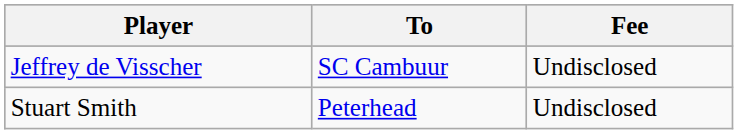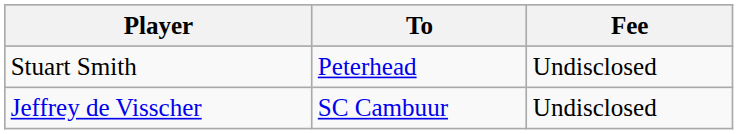rows swapped: (106, 66) <-> (74, 108)
